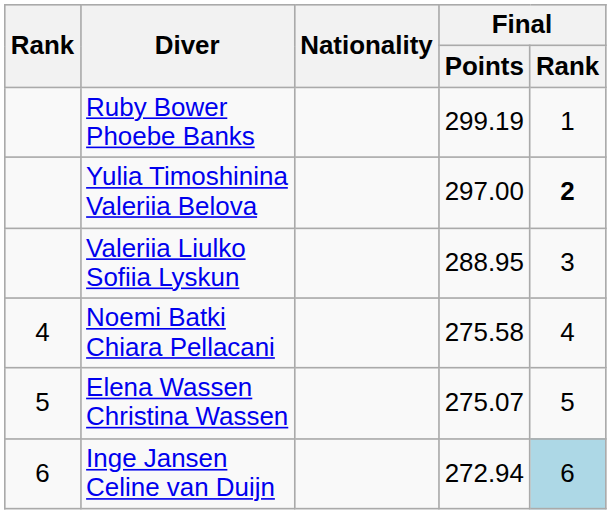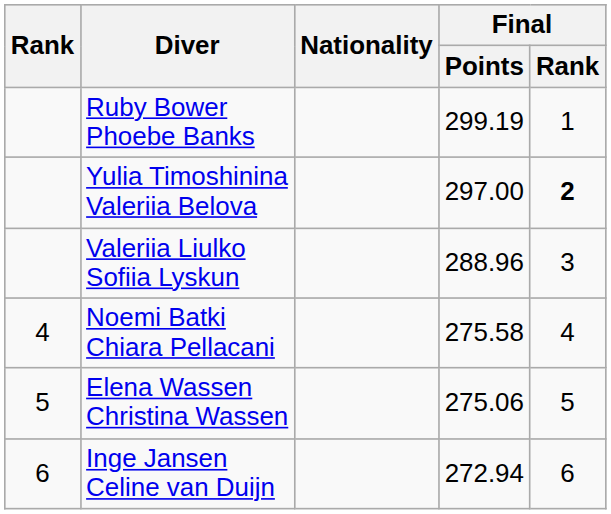(484, 262) 288.95 -> (484, 262) 288.96
(484, 402) 275.07 -> (484, 402) 275.06
(568, 473) lightblue background -> (568, 473) no background
